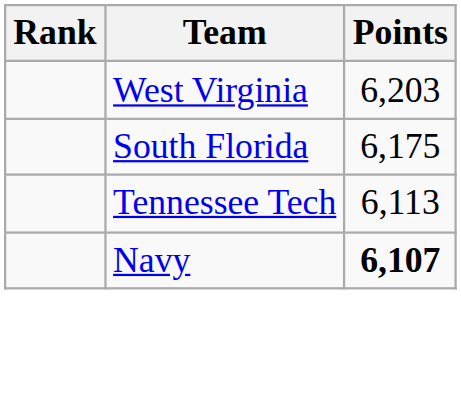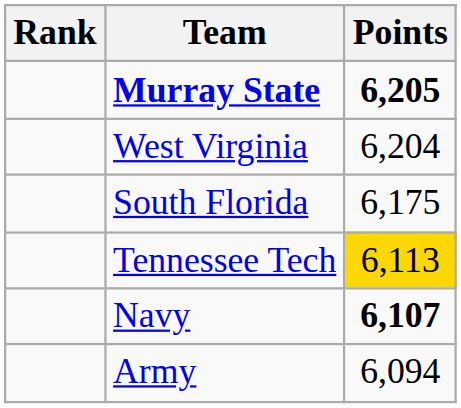+ row: (217, 89)
(400, 89) 6,203 -> (400, 145) 6,204
(400, 202) no background -> (400, 259) gold background
+ row: (155, 372)
